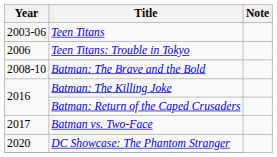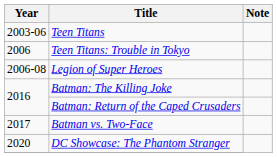+ row: (107, 69)
- row: (128, 69)
